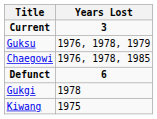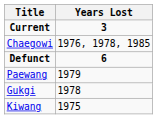- row: (21, 44)
+ row: (27, 75)
